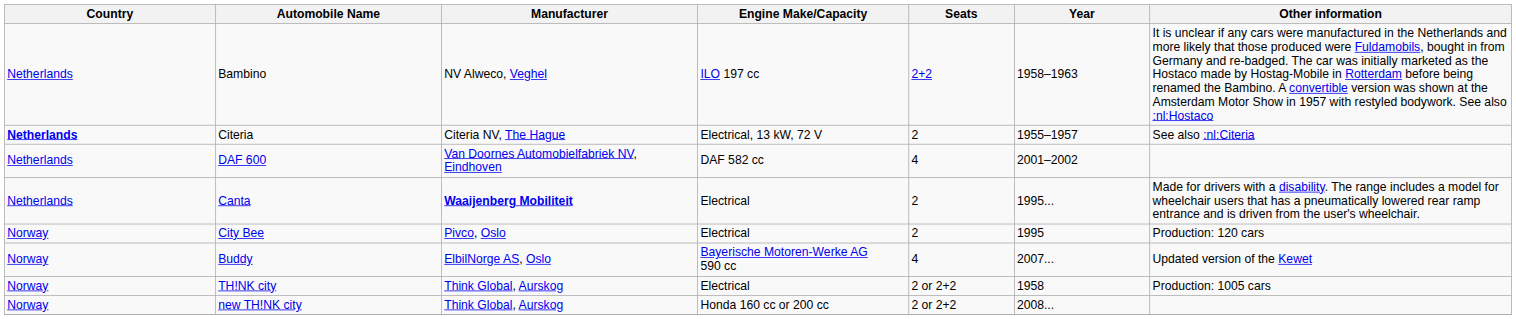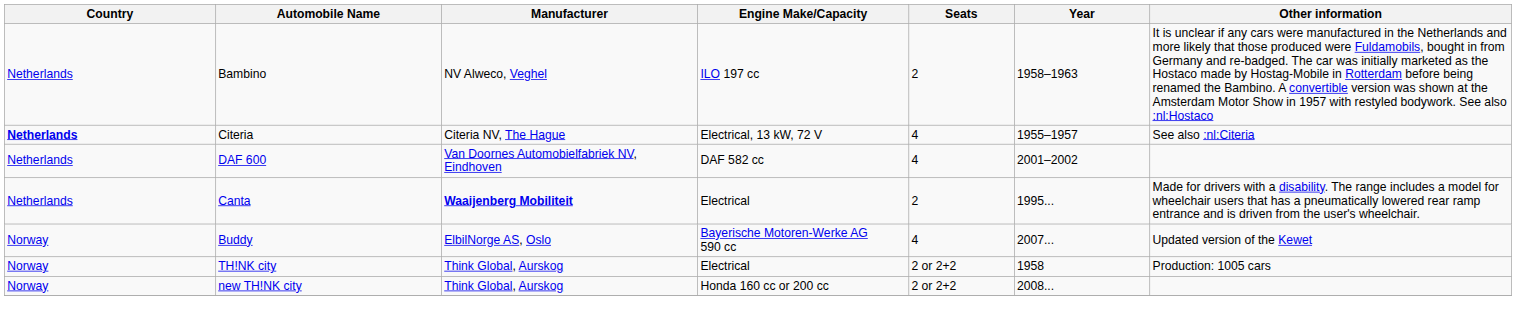(922, 74) 2+2 -> (915, 74) 2
(915, 134) 2 -> (915, 134) 4
- row: (241, 233)
